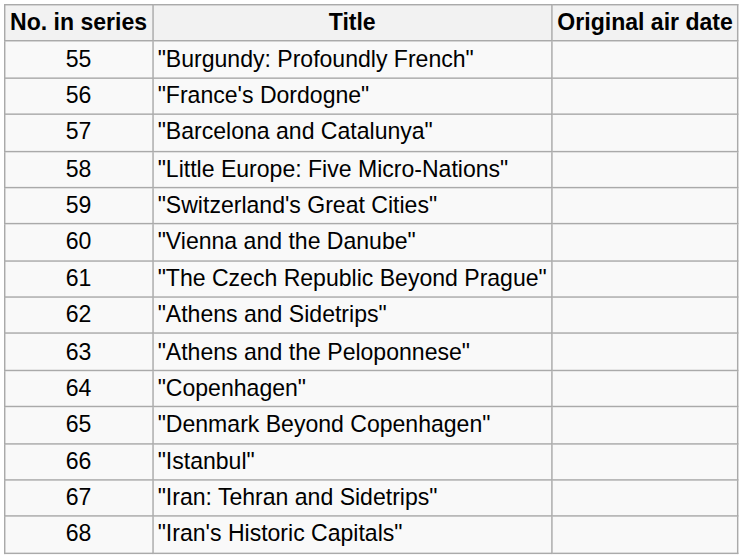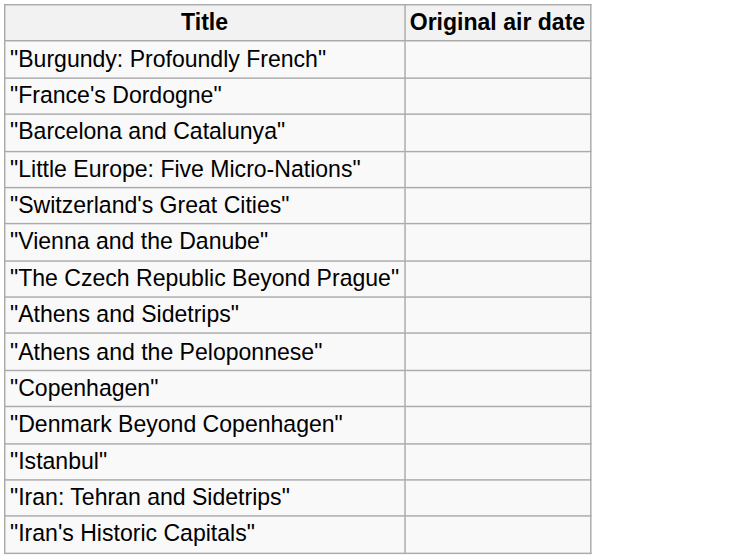- column: (79, 22)
